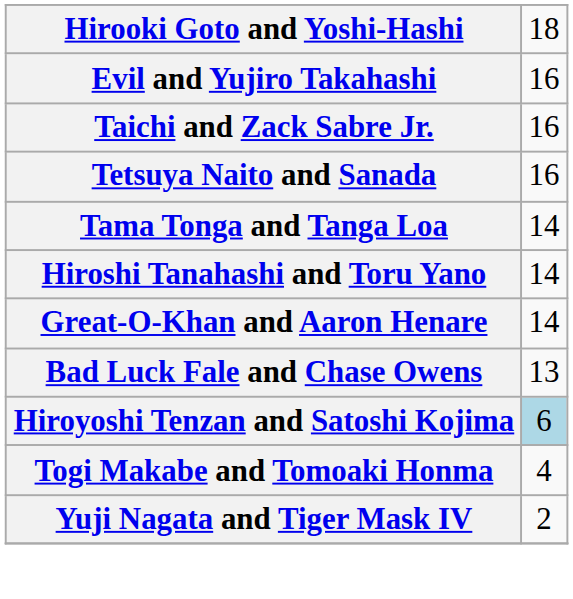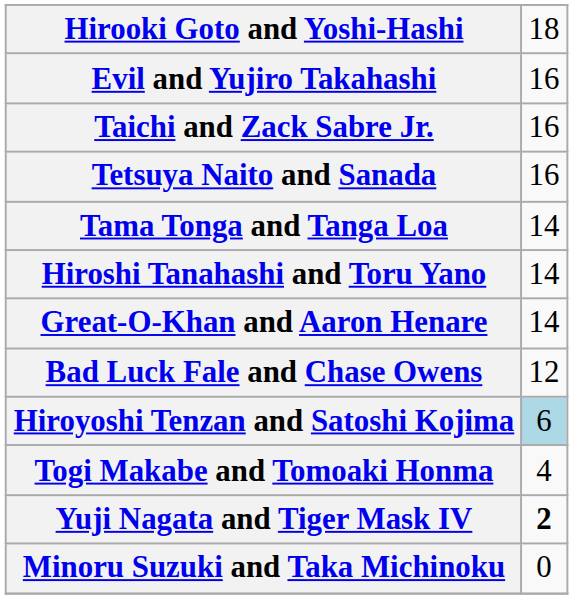(544, 371) 13 -> (544, 371) 12
(544, 518) normal -> (544, 518) bold
+ row: (264, 567)
